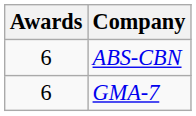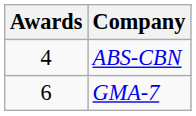(46, 57) 6 -> (46, 57) 4
